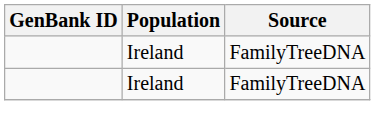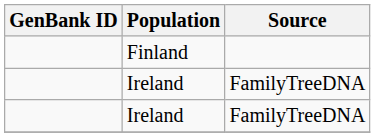+ row: (157, 52)
